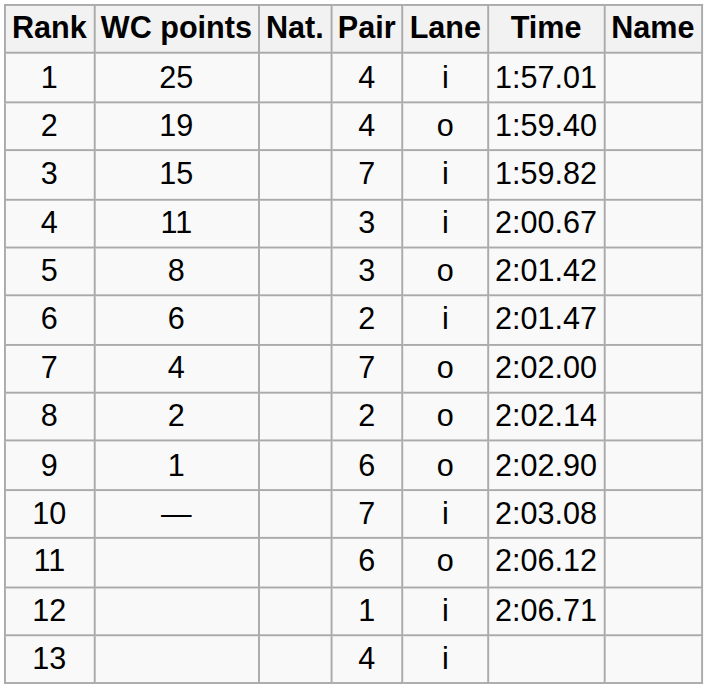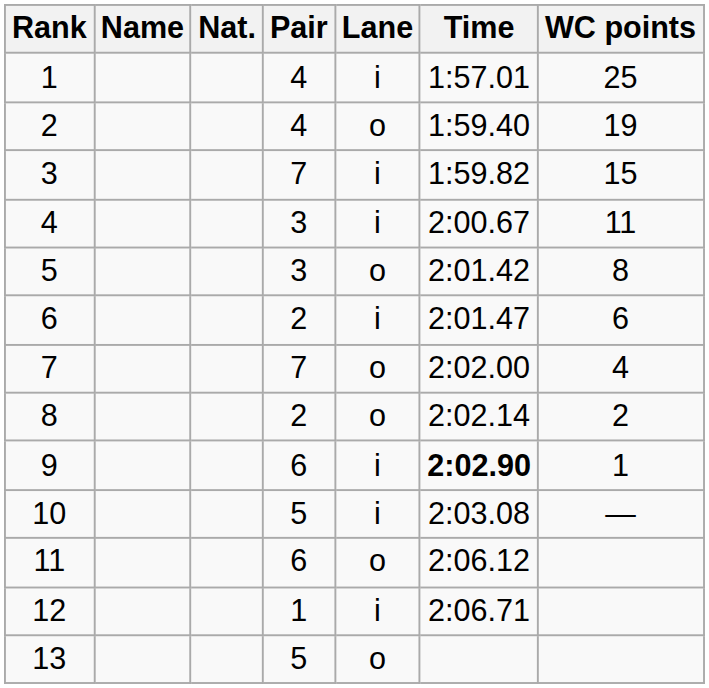columns swapped: (653, 28) <-> (176, 28)
(445, 464) o -> (377, 464) i
(546, 464) normal -> (479, 464) bold
(367, 513) 7 -> (299, 513) 5
(367, 658) 4 -> (299, 658) 5
(445, 658) i -> (377, 658) o
